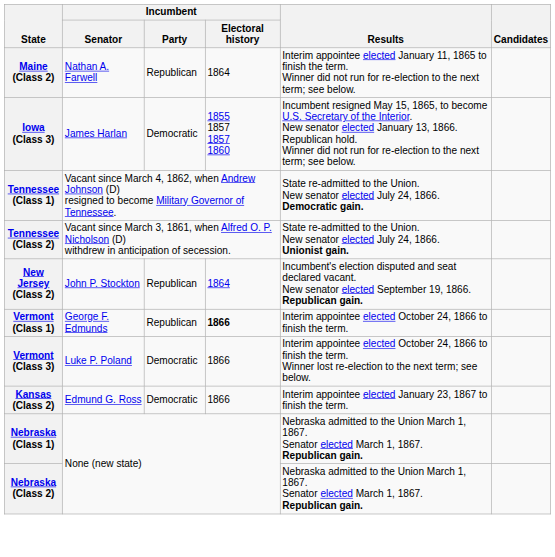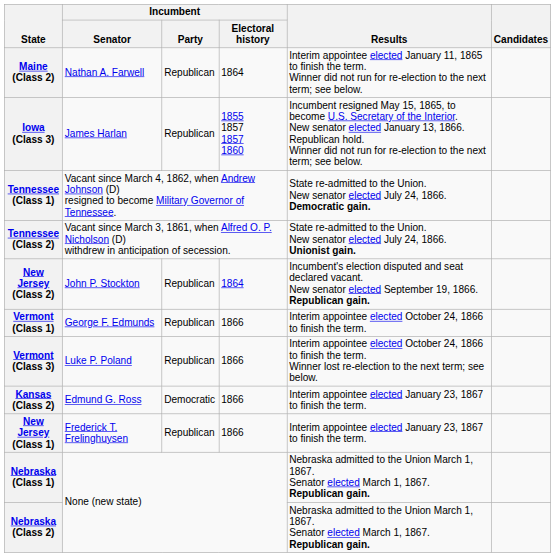(172, 134) Democratic -> (189, 134) Republican
(219, 322) bold -> (232, 322) normal
(172, 361) Democratic -> (189, 361) Republican
+ row: (33, 433)
